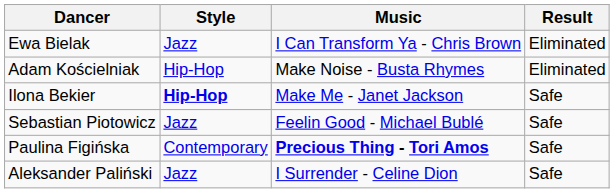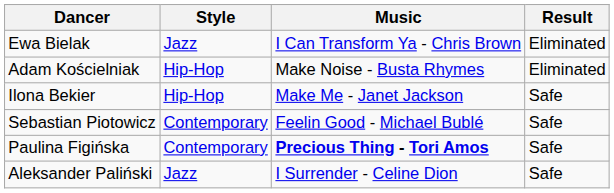(195, 95) bold -> (194, 95) normal
(180, 122) Jazz -> (216, 122) Contemporary
